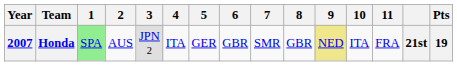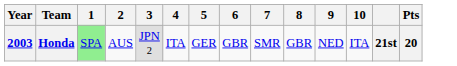- column: (387, 15)
(20, 43) 2007 -> (20, 43) 2003
(331, 43) khaki background -> (331, 43) no background
(441, 43) 19 -> (411, 43) 20
